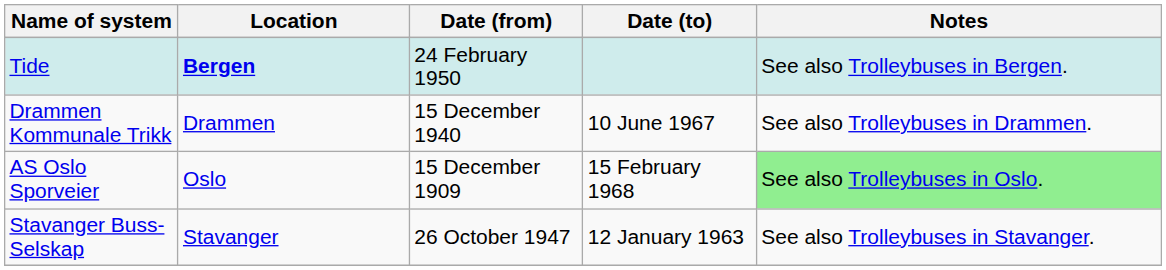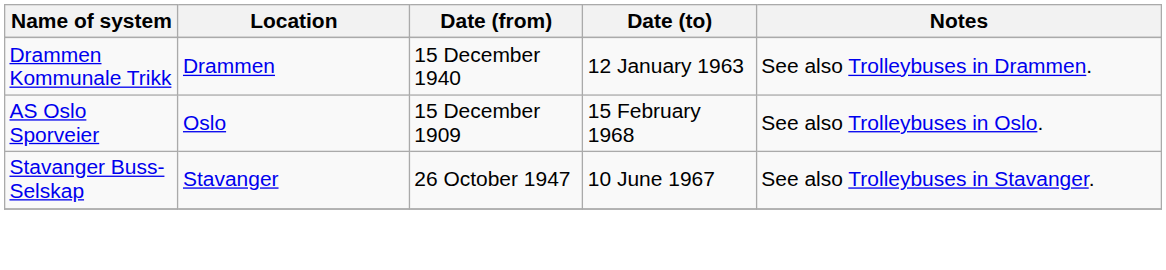- row: (29, 66)
(651, 122) 10 June 1967 -> (666, 66) 12 January 1963
(902, 179) lightgreen background -> (902, 122) no background
(666, 236) 12 January 1963 -> (651, 179) 10 June 1967
